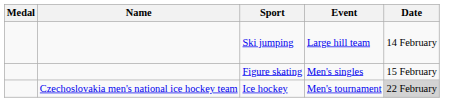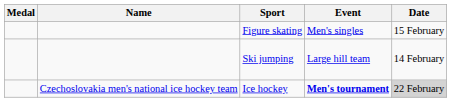rows swapped: (268, 42) <-> (272, 72)
(344, 89) normal -> (348, 89) bold
